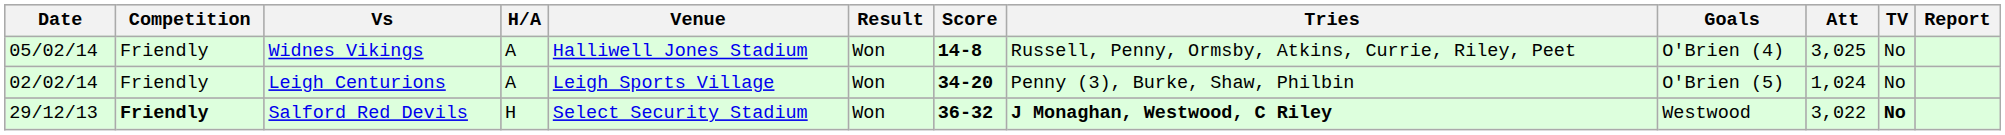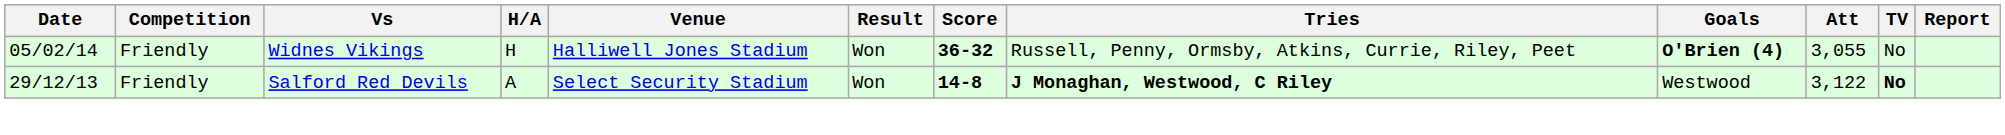(510, 51) A -> (510, 51) H
(960, 51) 14-8 -> (965, 51) 36-32
(1723, 51) normal -> (1723, 51) bold
(1838, 51) 3,025 -> (1838, 51) 3,055
- row: (357, 82)
(164, 113) bold -> (164, 82) normal
(510, 113) H -> (510, 82) A
(965, 113) 36-32 -> (960, 82) 14-8
(1838, 113) 3,022 -> (1838, 82) 3,122
